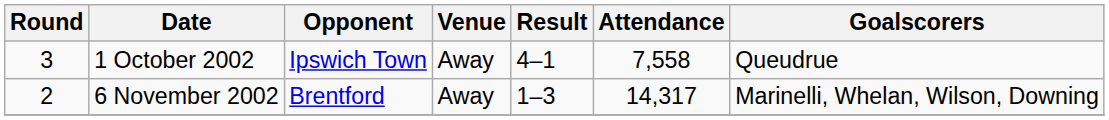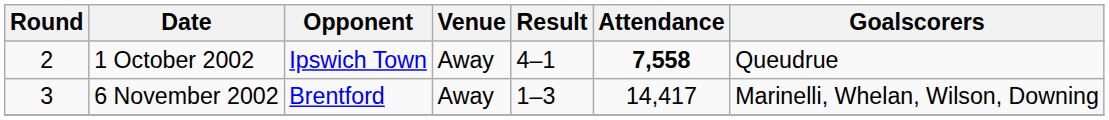(47, 59) 3 -> (47, 59) 2
(661, 59) normal -> (661, 59) bold
(47, 96) 2 -> (47, 96) 3
(661, 96) 14,317 -> (661, 96) 14,417
